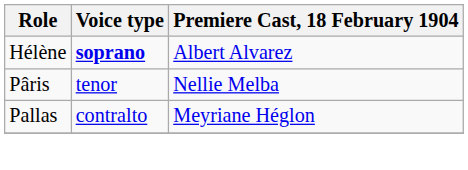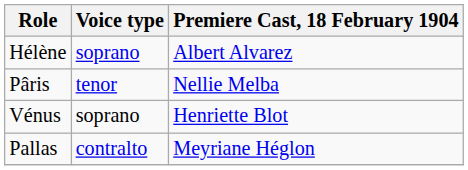(110, 52) bold -> (108, 52) normal
+ row: (35, 116)
